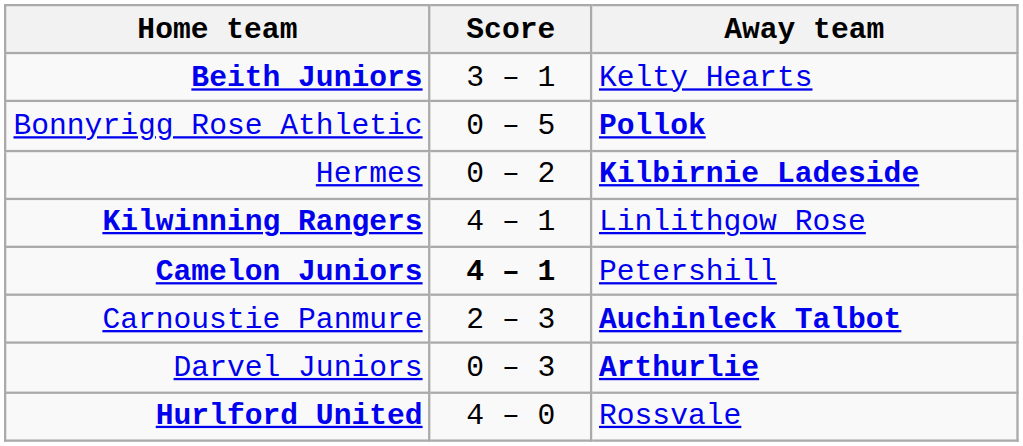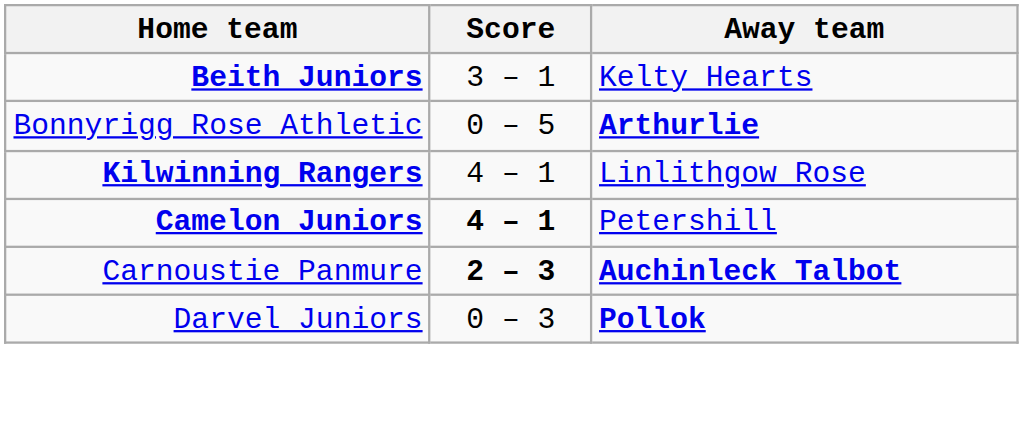(652, 126) Pollok -> (679, 126) Arthurlie
- row: (369, 174)
(511, 319) normal -> (511, 271) bold
(679, 367) Arthurlie -> (652, 319) Pollok
- row: (289, 416)
